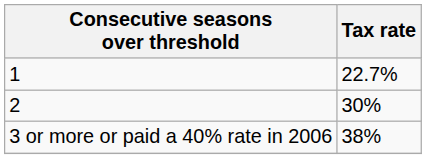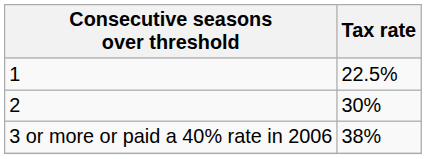(370, 74) 22.7% -> (370, 74) 22.5%
